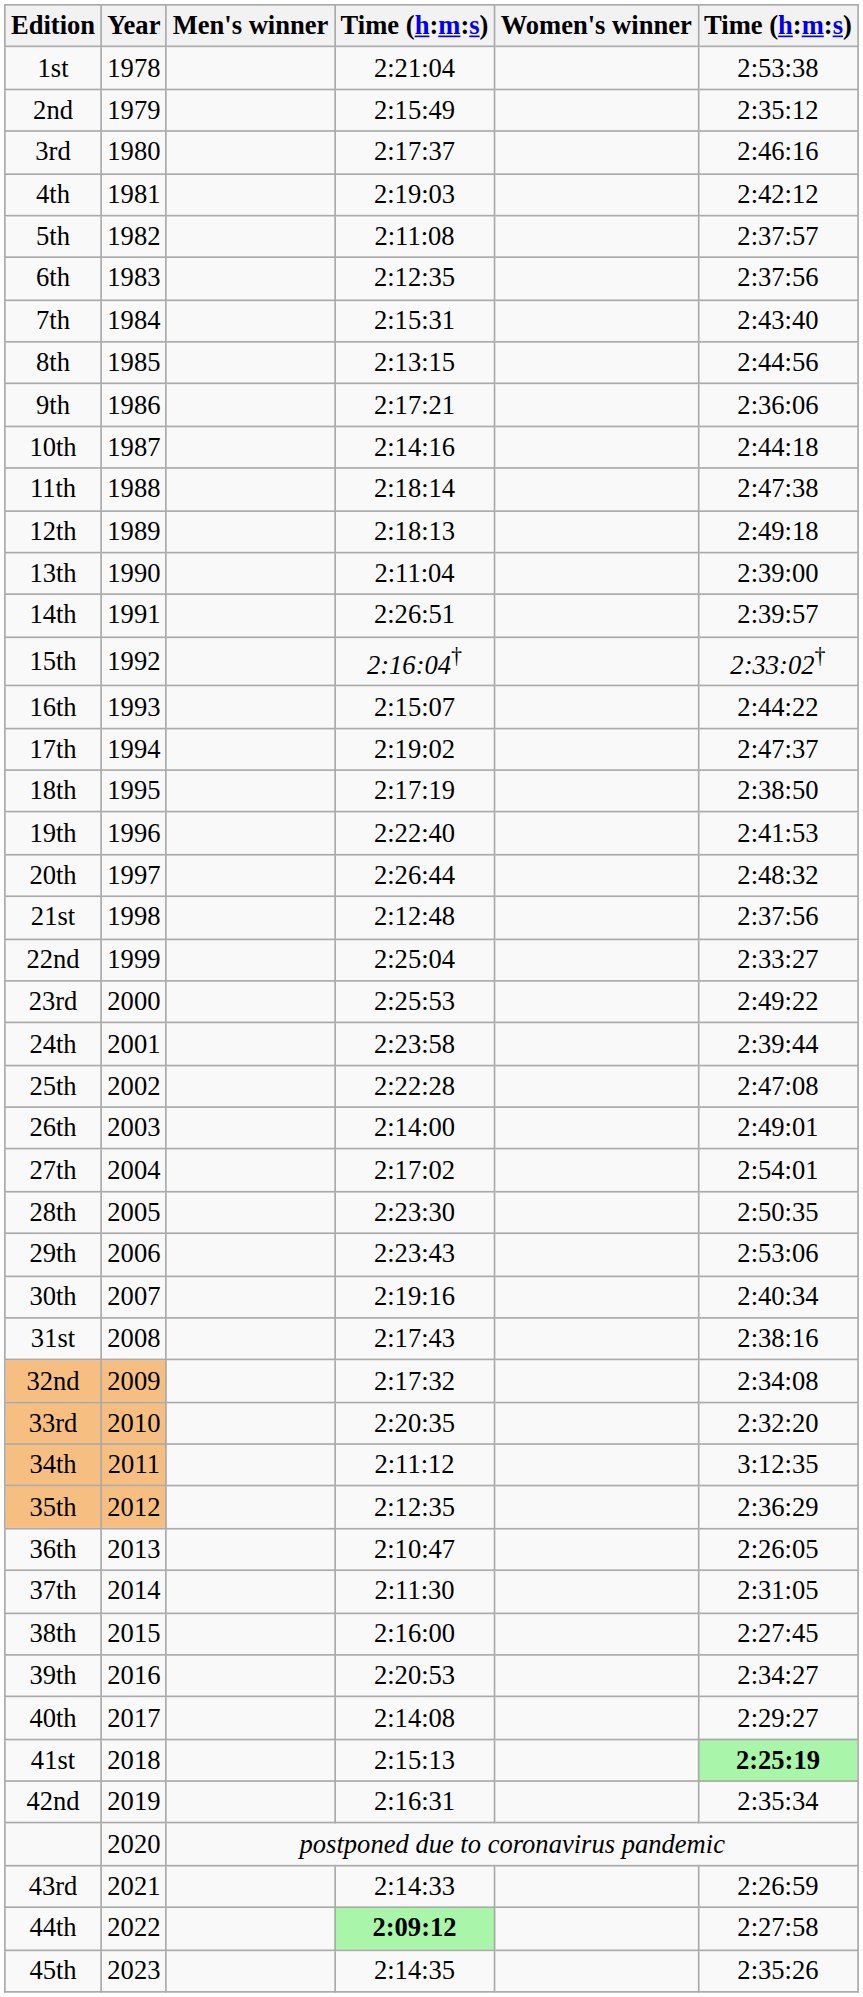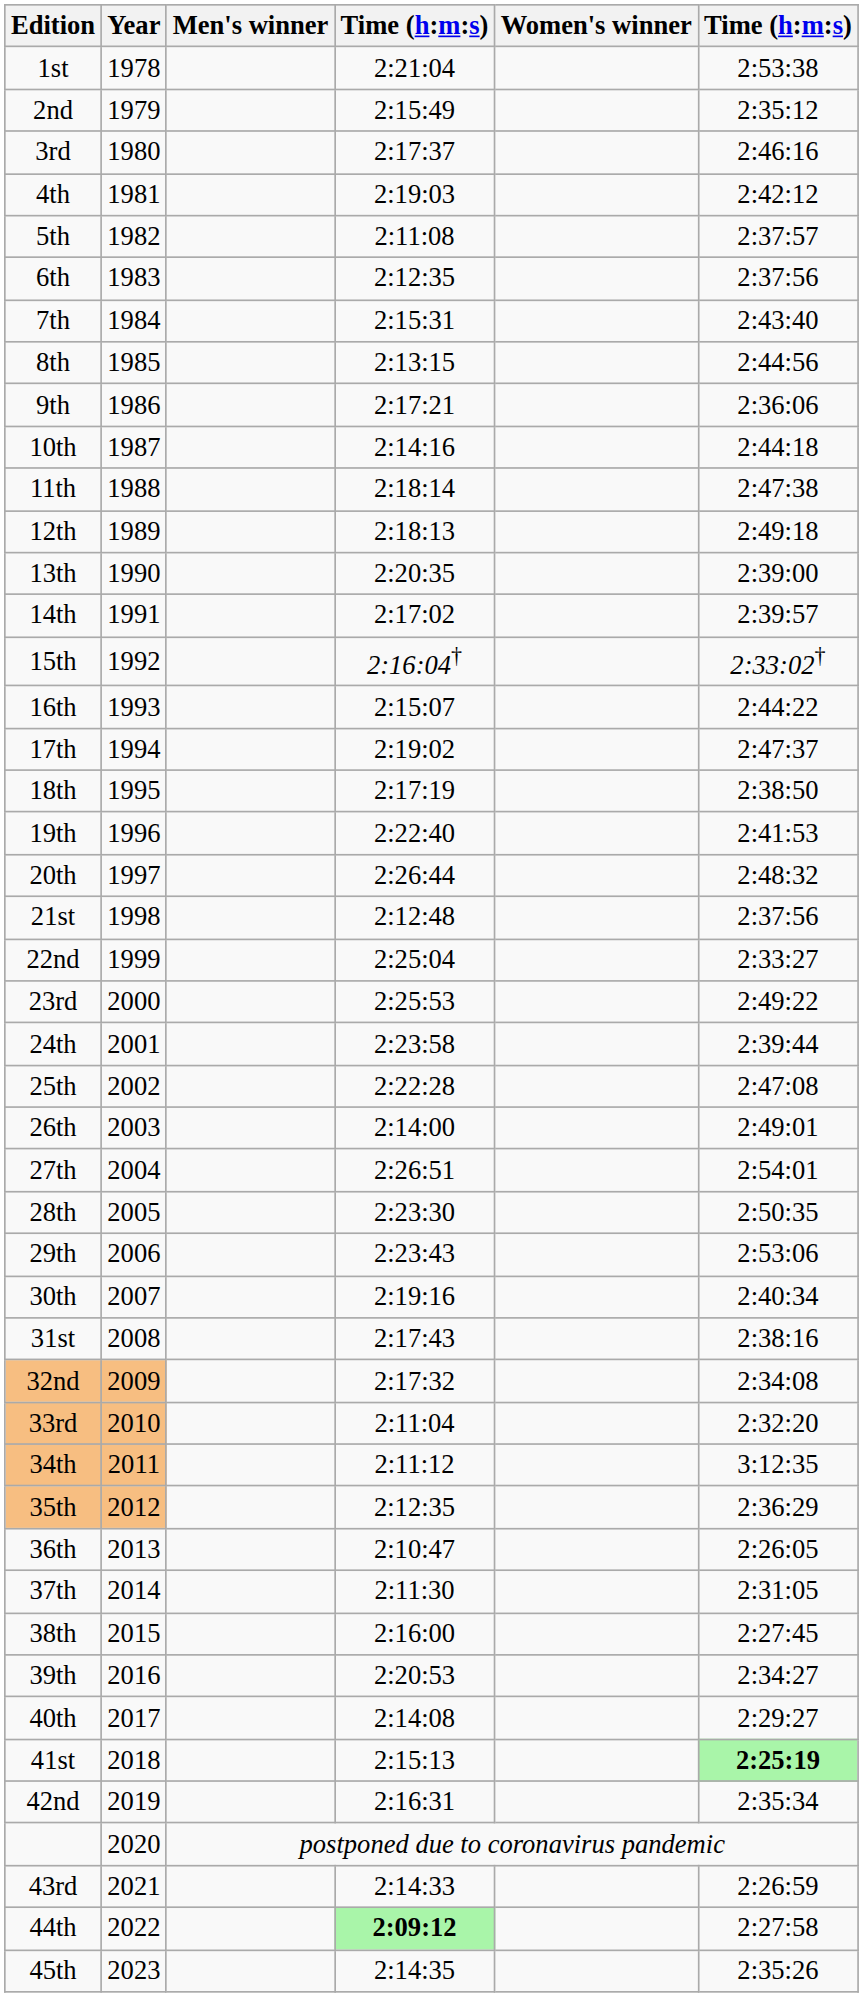(415, 573) 2:11:04 -> (415, 573) 2:20:35
(415, 615) 2:26:51 -> (415, 615) 2:17:02
(415, 1170) 2:17:02 -> (415, 1170) 2:26:51
(415, 1422) 2:20:35 -> (415, 1422) 2:11:04
